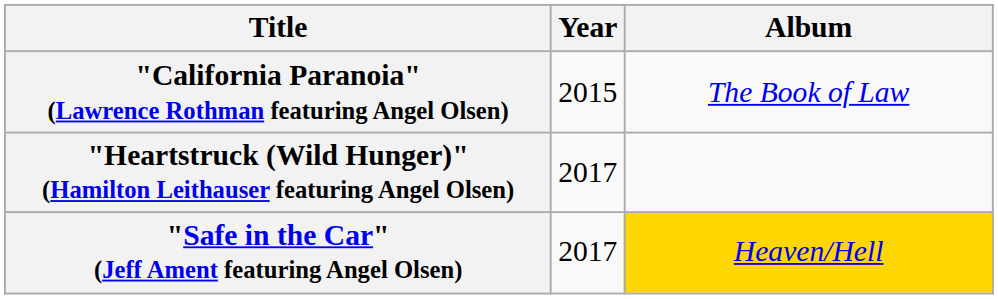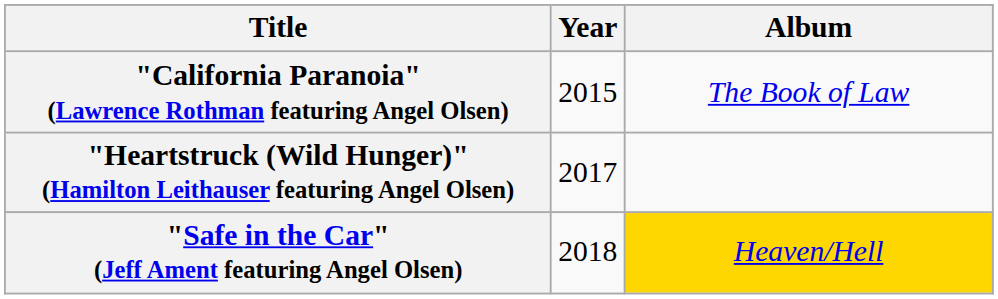(588, 252) 2017 -> (588, 252) 2018
